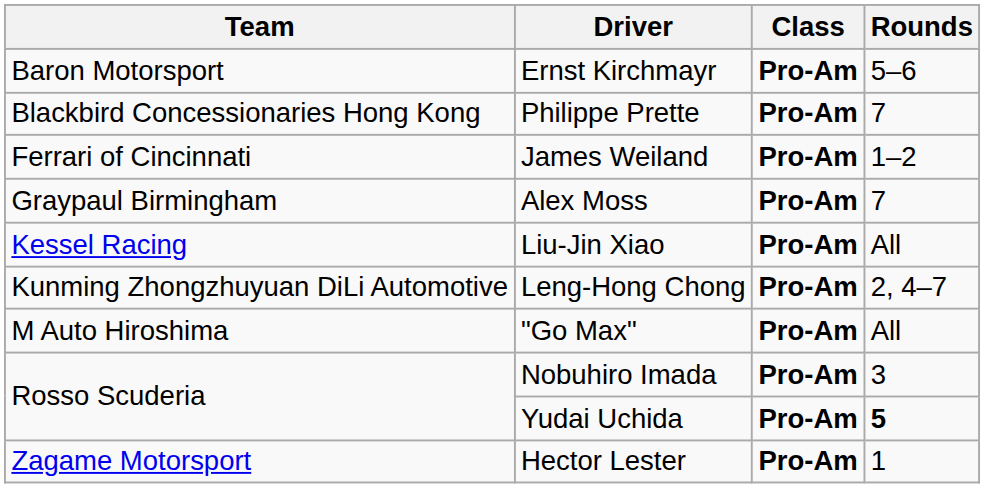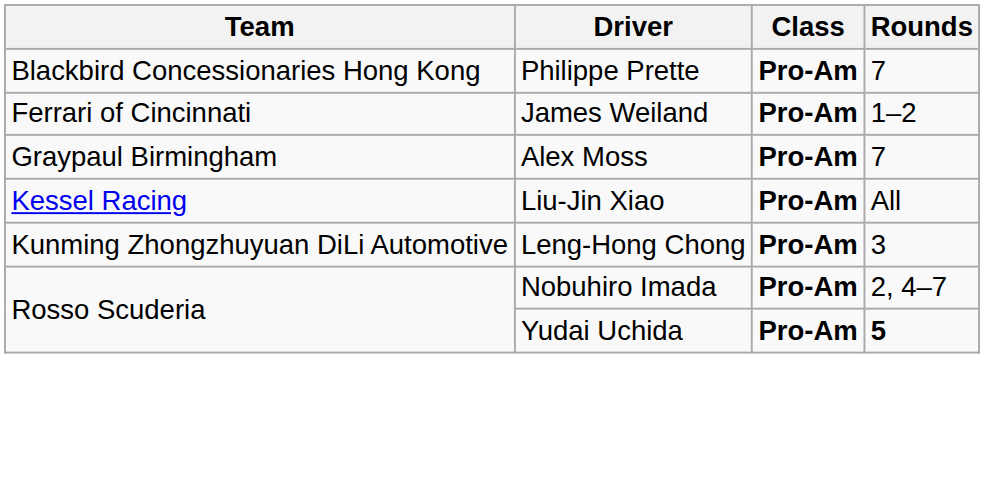- row: (619, 71)
(909, 288) 2, 4–7 -> (878, 244) 3
- row: (579, 331)
(878, 375) 3 -> (909, 288) 2, 4–7
- row: (603, 462)
